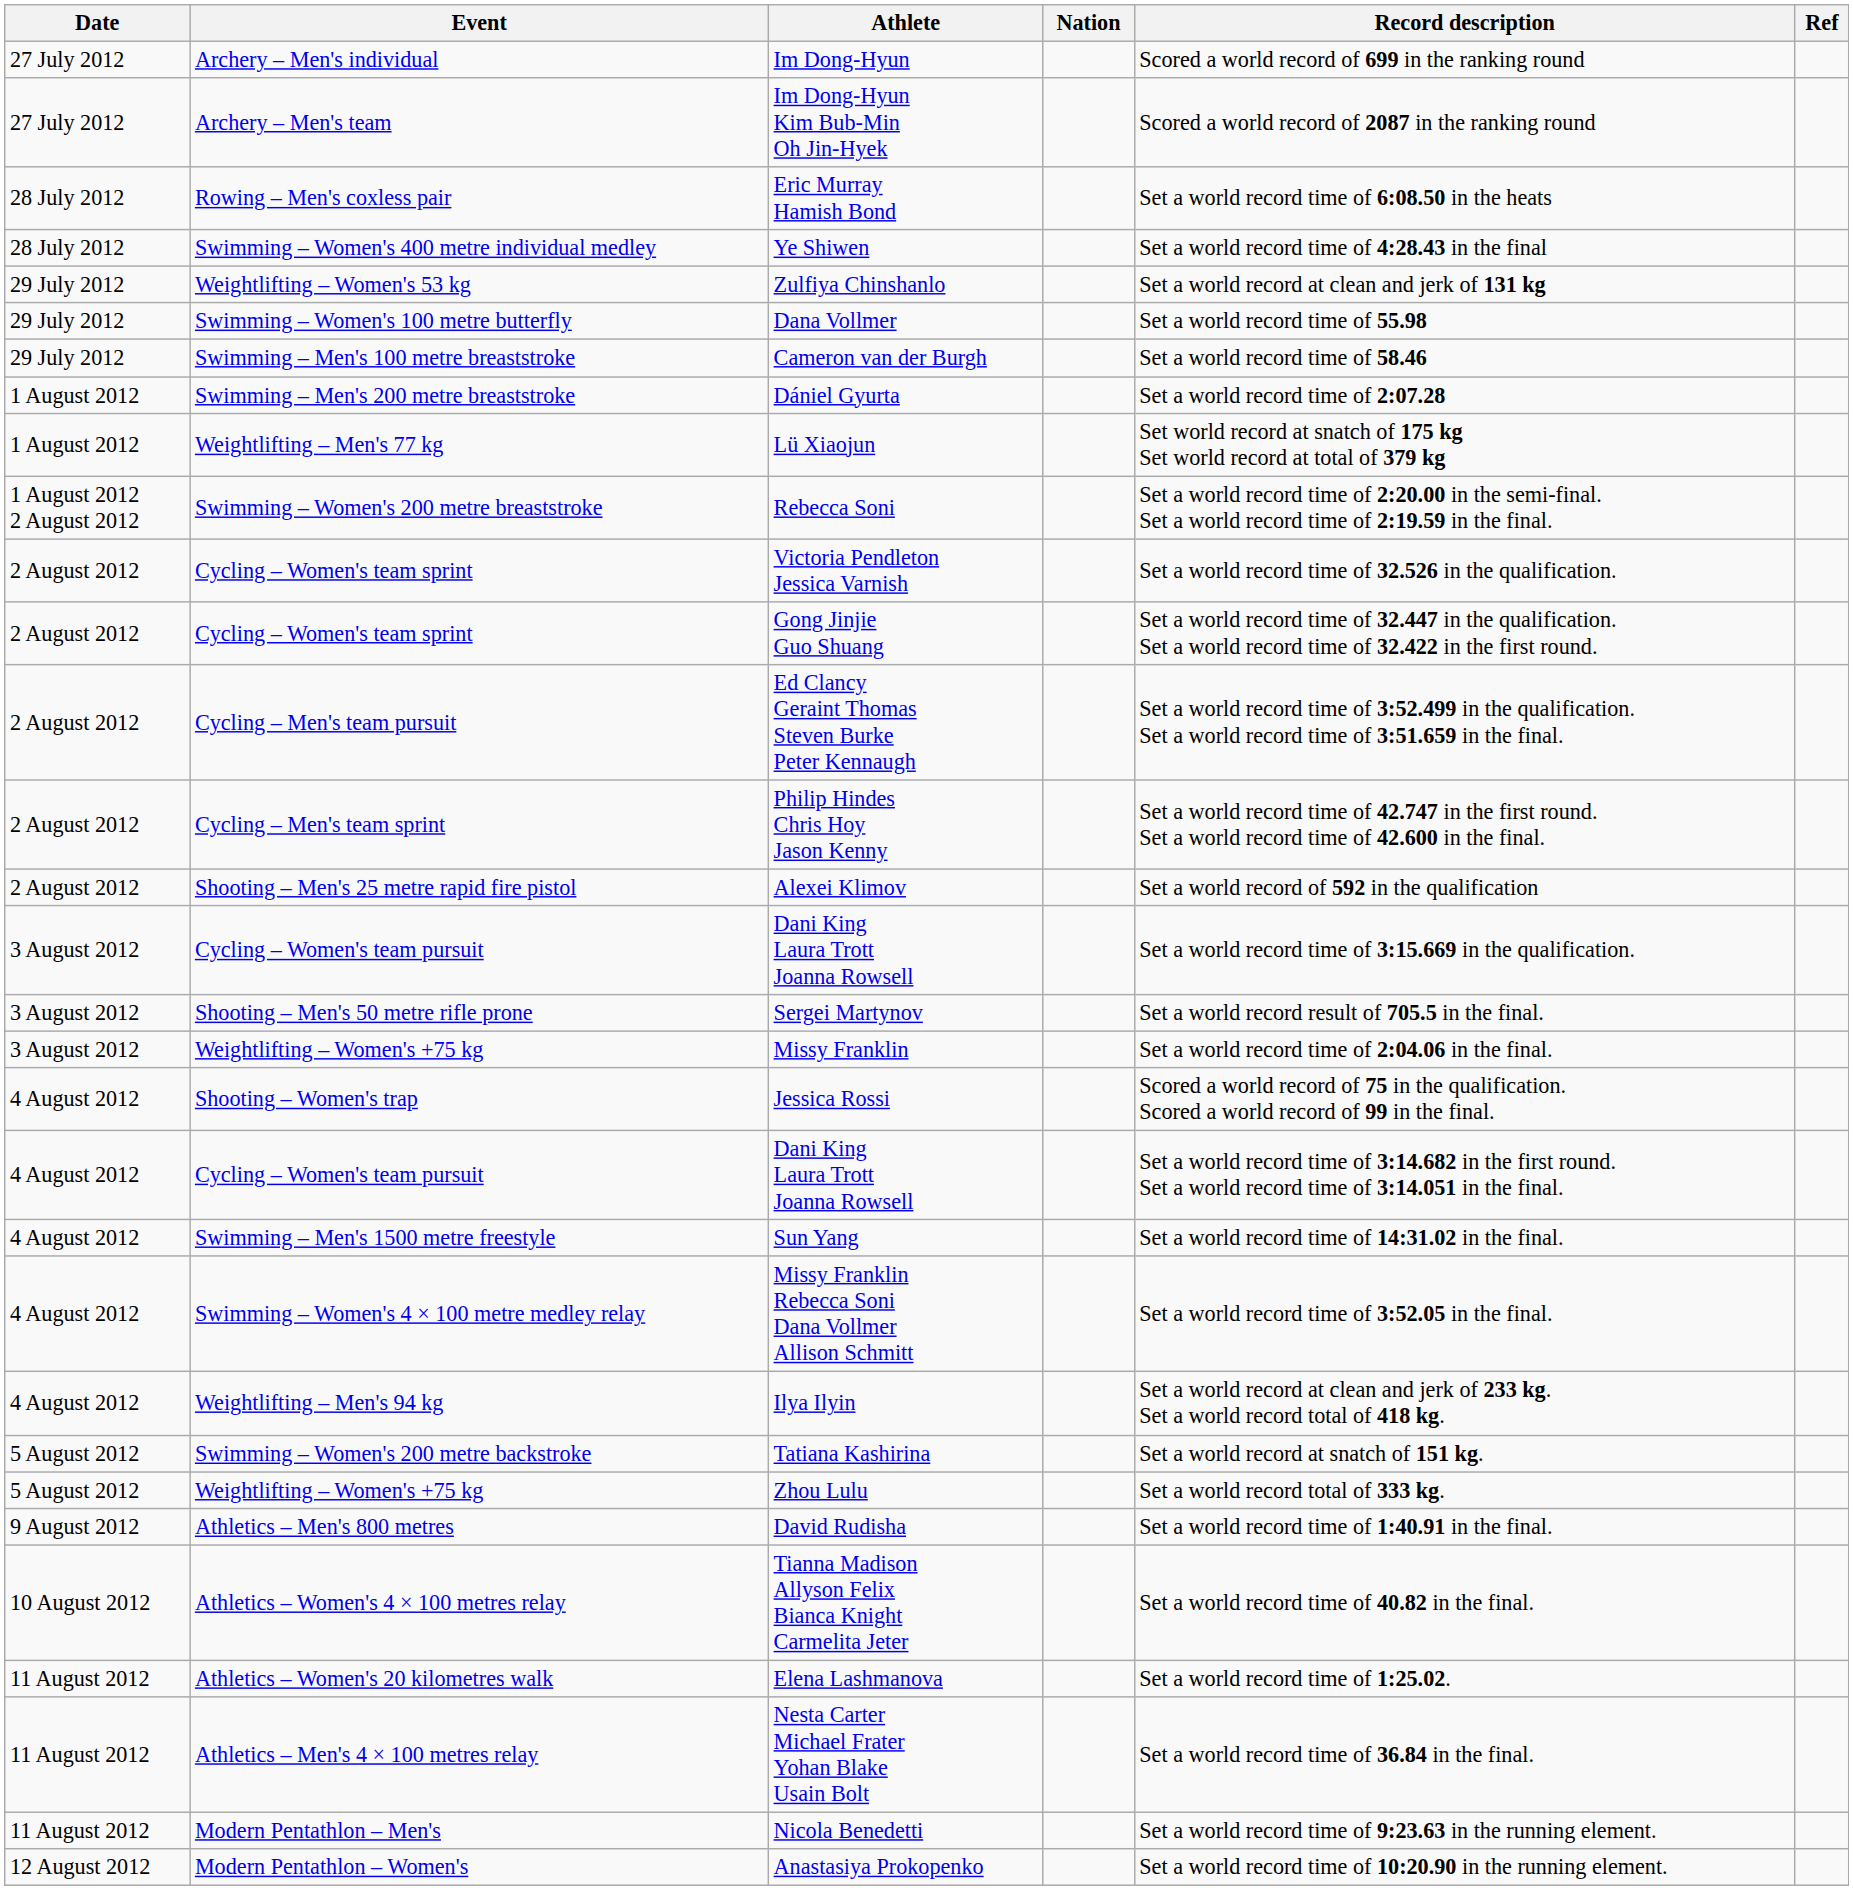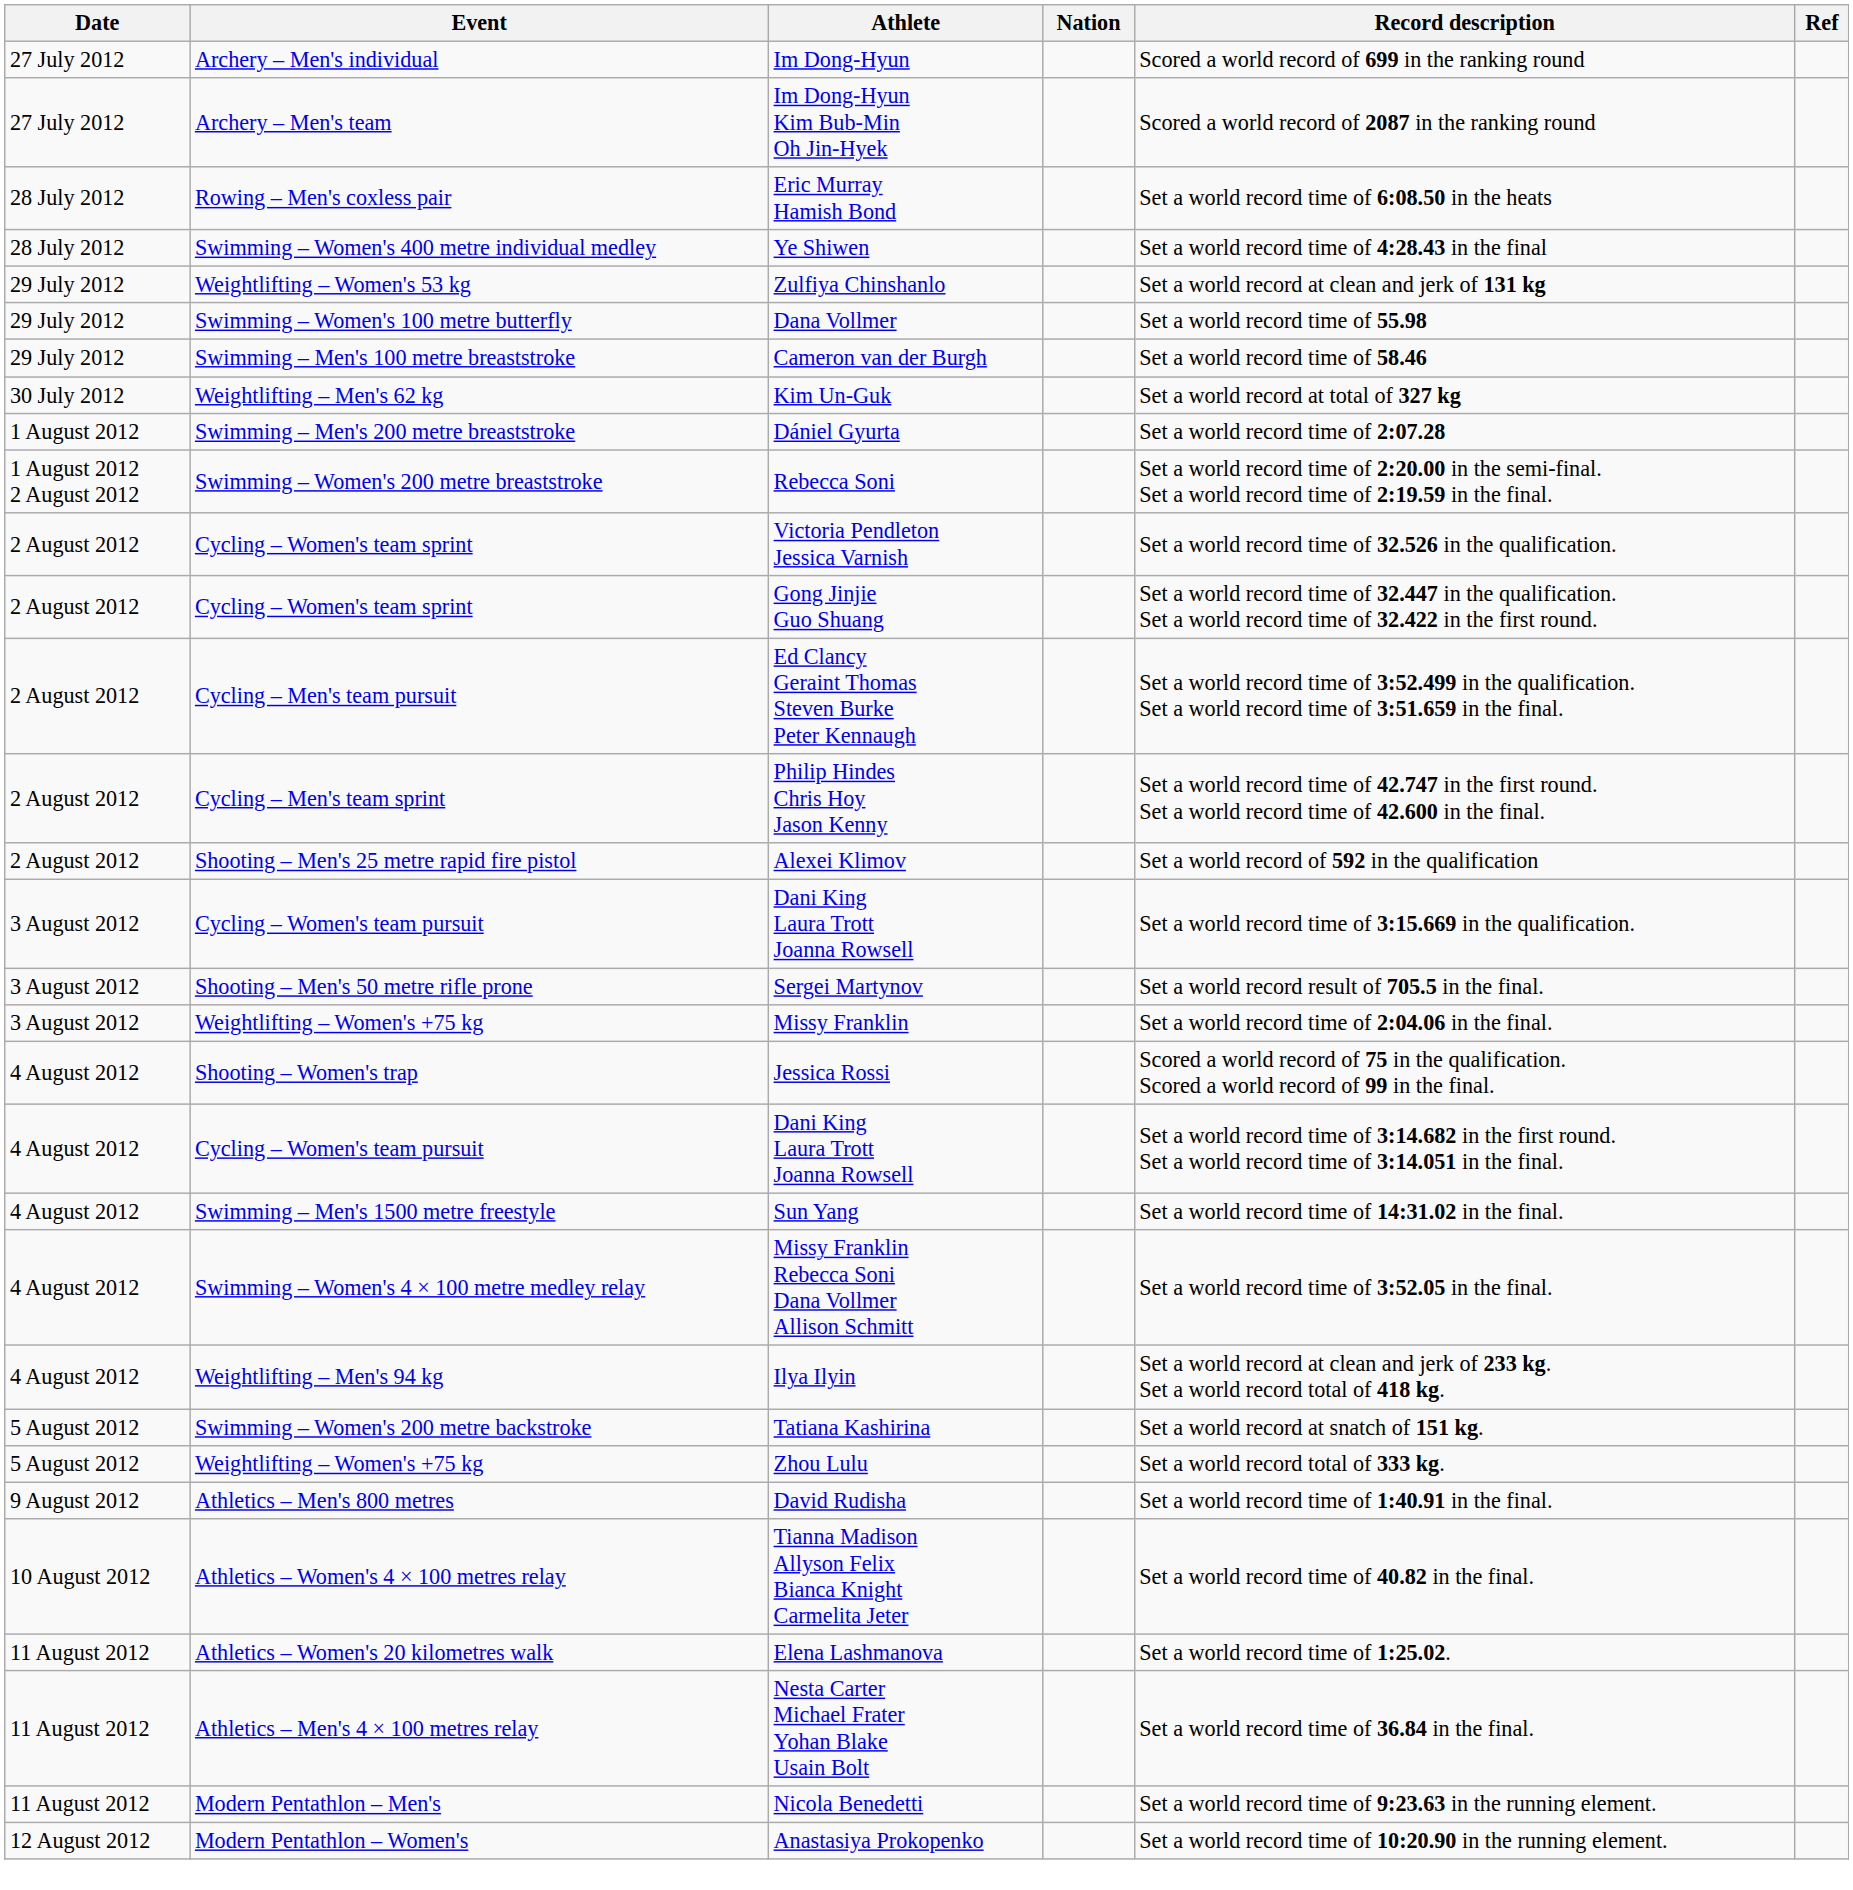+ row: (67, 394)
- row: (75, 444)
